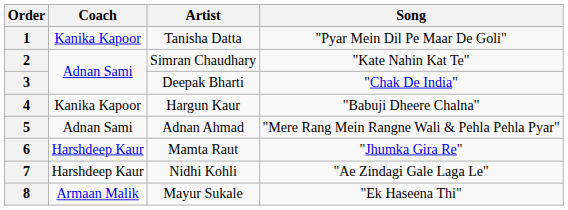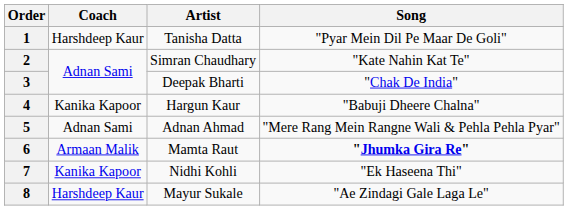(98, 37) Kanika Kapoor -> (98, 37) Harshdeep Kaur
(98, 149) Harshdeep Kaur -> (98, 149) Armaan Malik
(411, 149) normal -> (411, 149) bold
(98, 171) Harshdeep Kaur -> (98, 171) Kanika Kapoor
(411, 171) "Ae Zindagi Gale Laga Le" -> (411, 171) "Ek Haseena Thi"
(98, 194) Armaan Malik -> (98, 194) Harshdeep Kaur
(411, 194) "Ek Haseena Thi" -> (411, 194) "Ae Zindagi Gale Laga Le"
